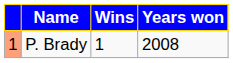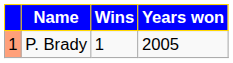(160, 44) 2008 -> (160, 44) 2005
